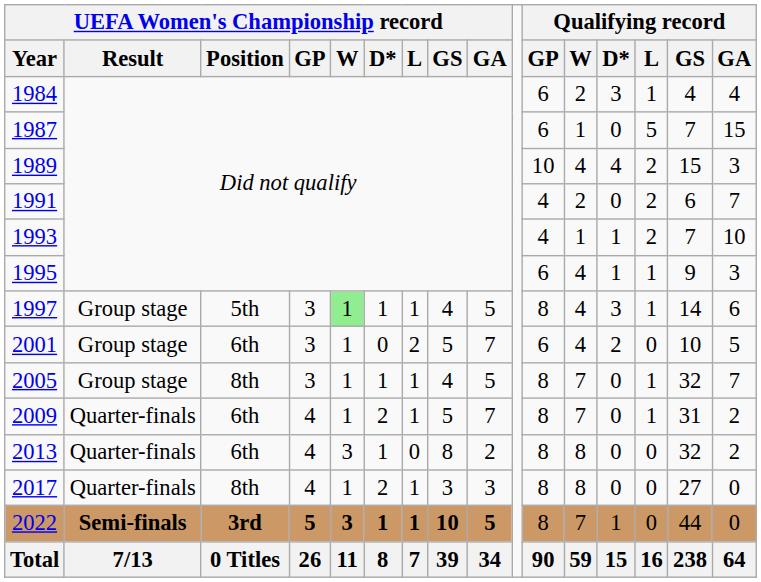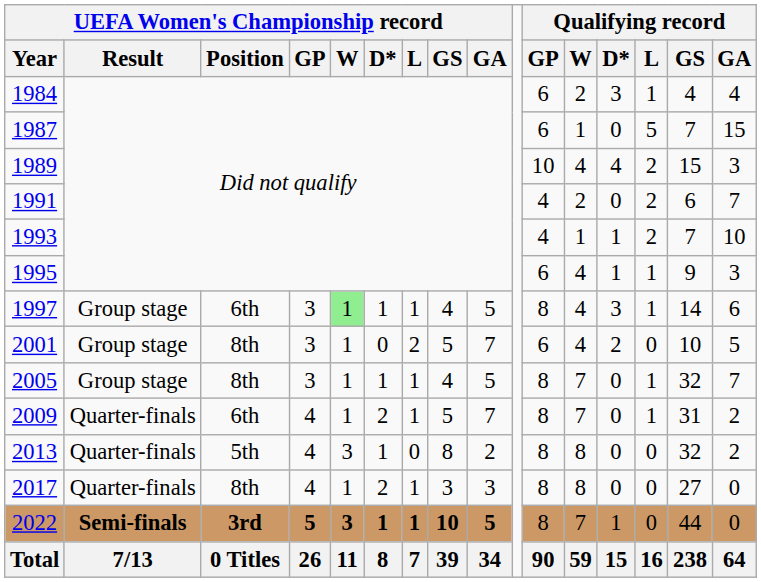(245, 308) 5th -> (245, 308) 6th
(245, 344) 6th -> (245, 344) 8th
(245, 451) 6th -> (245, 451) 5th
